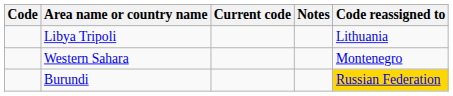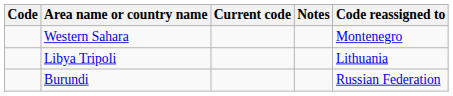rows swapped: (80, 36) <-> (86, 58)
(388, 79) gold background -> (388, 79) no background
